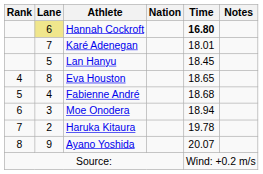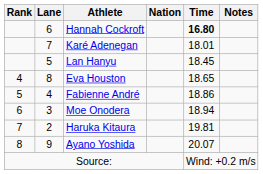(49, 29) khaki background -> (49, 29) no background
(201, 95) 18.68 -> (201, 95) 18.86
(201, 128) 19.78 -> (201, 128) 19.81
